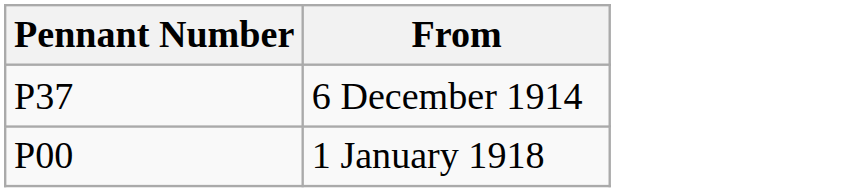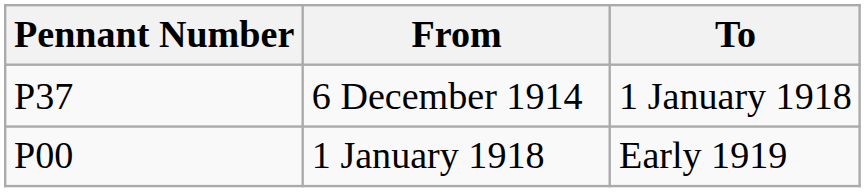+ column: (735, 34)
